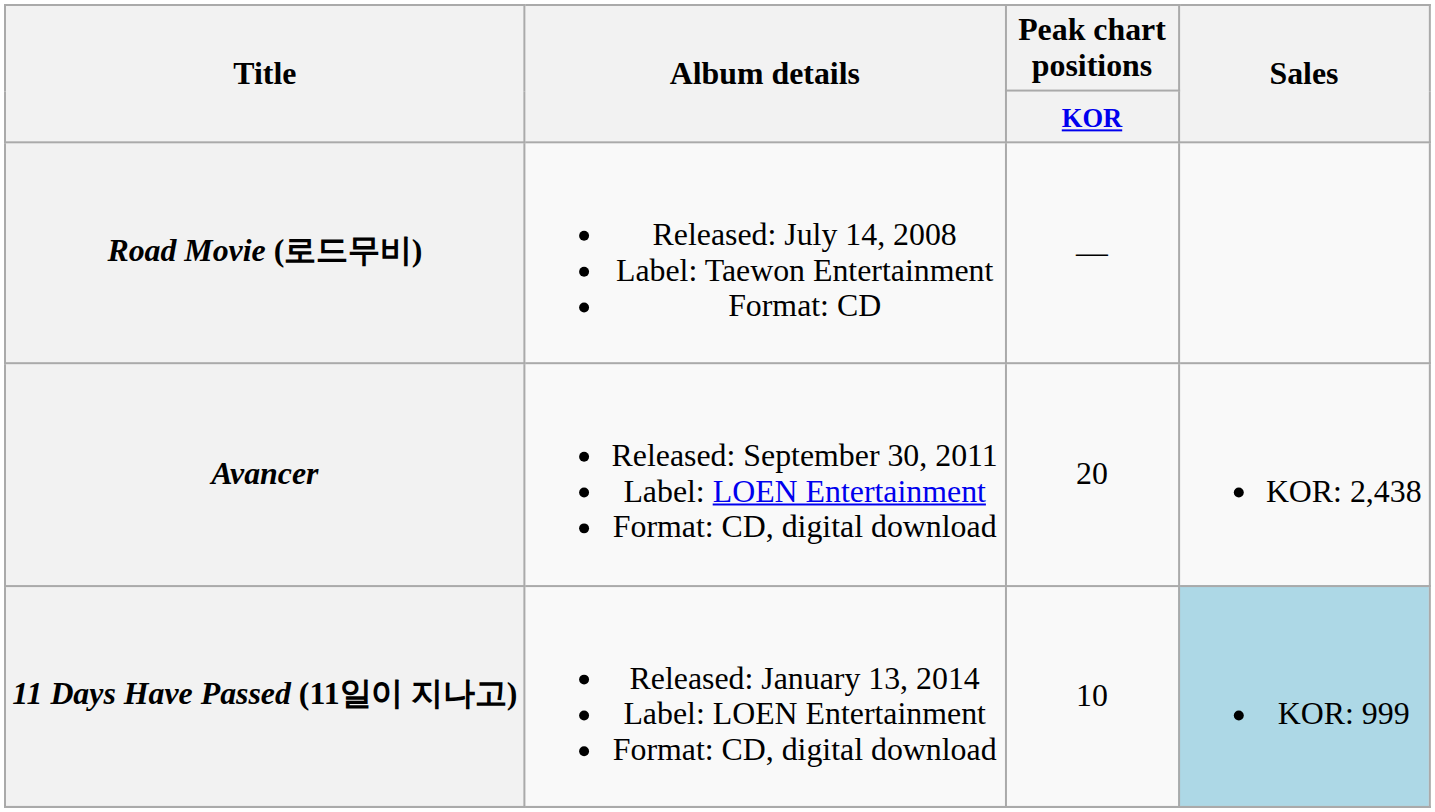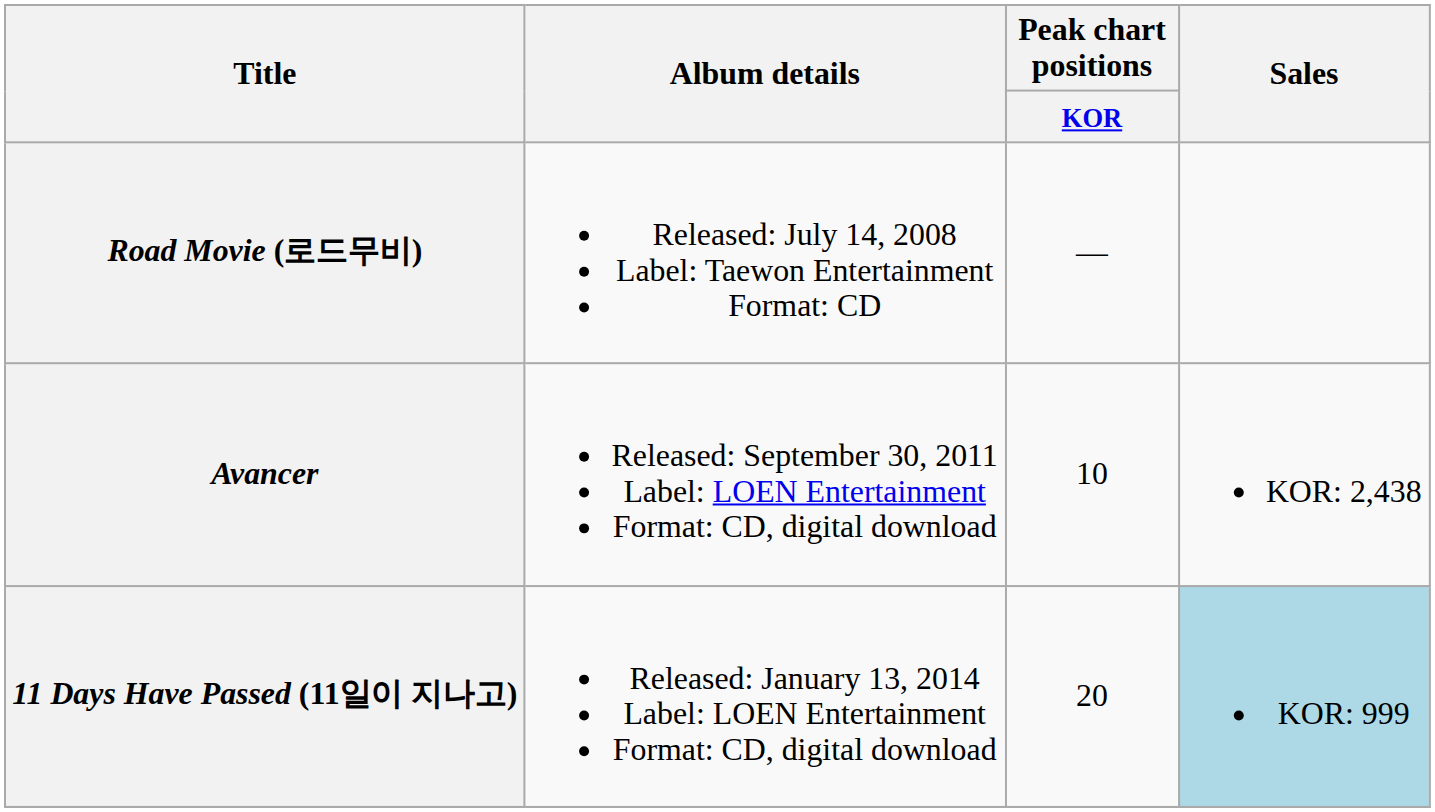(1092, 473) 20 -> (1092, 473) 10
(1092, 695) 10 -> (1092, 695) 20
